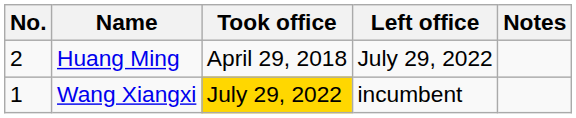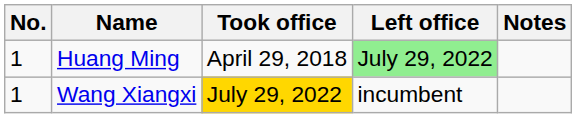(16, 58) 2 -> (16, 58) 1
(425, 58) no background -> (425, 58) lightgreen background
